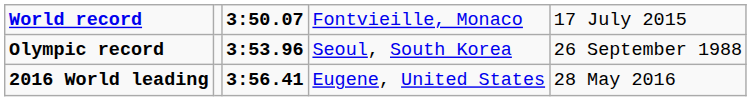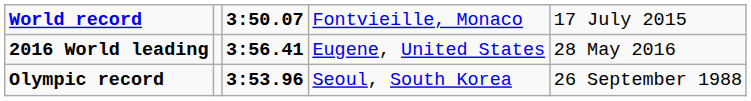rows swapped: (87, 50) <-> (109, 80)
